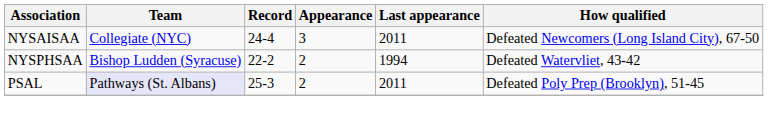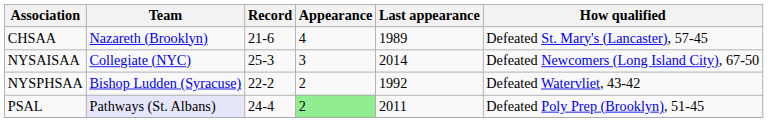+ row: (32, 38)
(261, 38) 24-4 -> (261, 60) 25-3
(393, 38) 2011 -> (393, 60) 2014
(393, 60) 1994 -> (393, 83) 1992
(261, 83) 25-3 -> (261, 106) 24-4
(302, 83) no background -> (302, 106) lightgreen background
